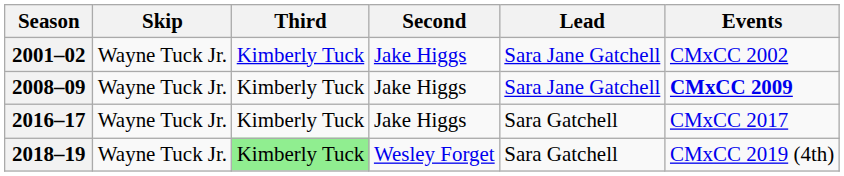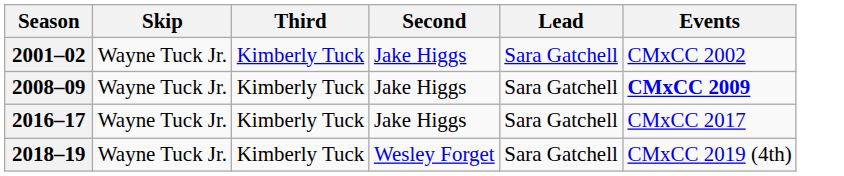(582, 54) Sara Jane Gatchell -> (561, 54) Sara Gatchell
(582, 87) Sara Jane Gatchell -> (561, 87) Sara Gatchell
(300, 154) lightgreen background -> (300, 154) no background
